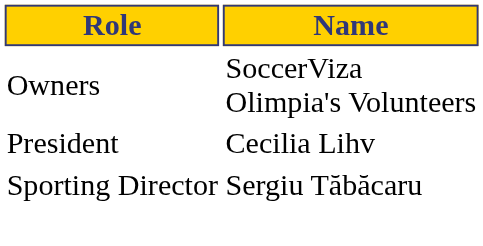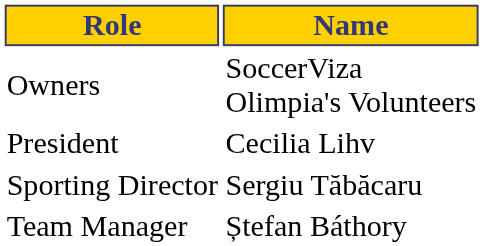+ row: (97, 226)
